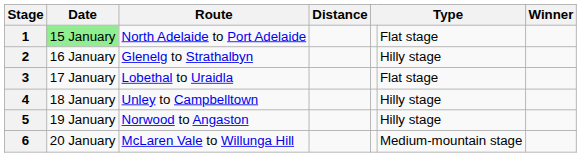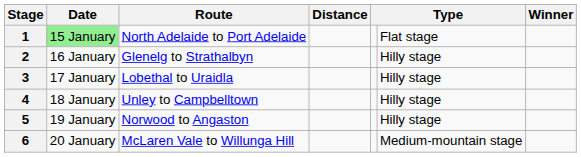(409, 78) Flat stage -> (411, 78) Hilly stage
